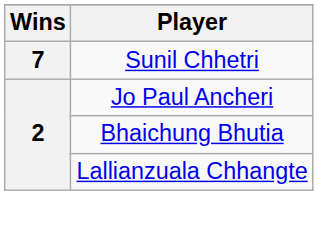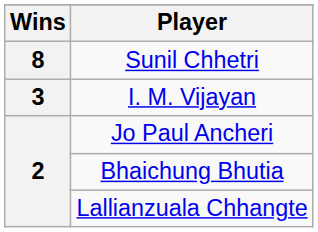(38, 60) 7 -> (38, 60) 8
+ row: (192, 97)
